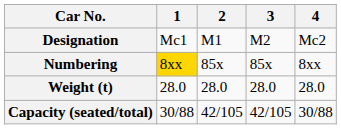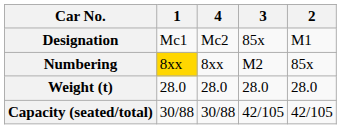columns swapped: (222, 16) <-> (316, 16)
(260, 40) M2 -> (253, 40) 85x
(261, 64) 85x -> (253, 64) M2
